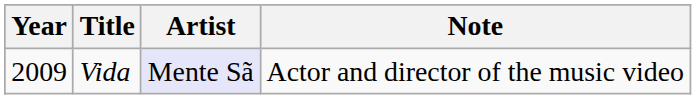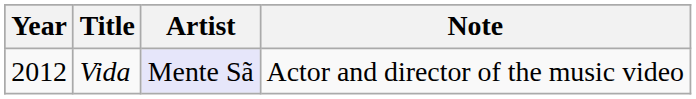(39, 70) 2009 -> (39, 70) 2012
